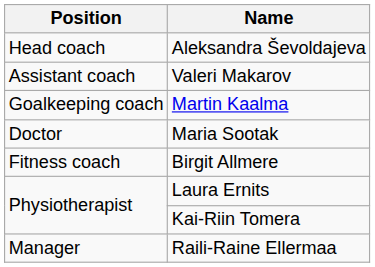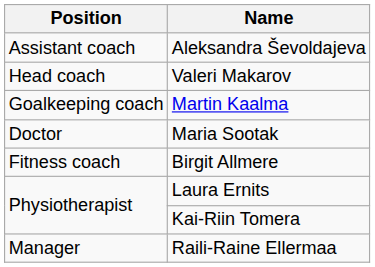(57, 47) Head coach -> (72, 47) Assistant coach
(72, 76) Assistant coach -> (57, 76) Head coach
